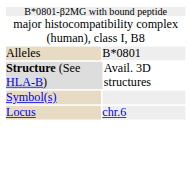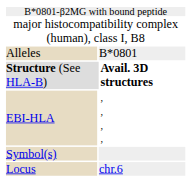(127, 75) normal -> (127, 75) bold
+ row: (30, 118)
